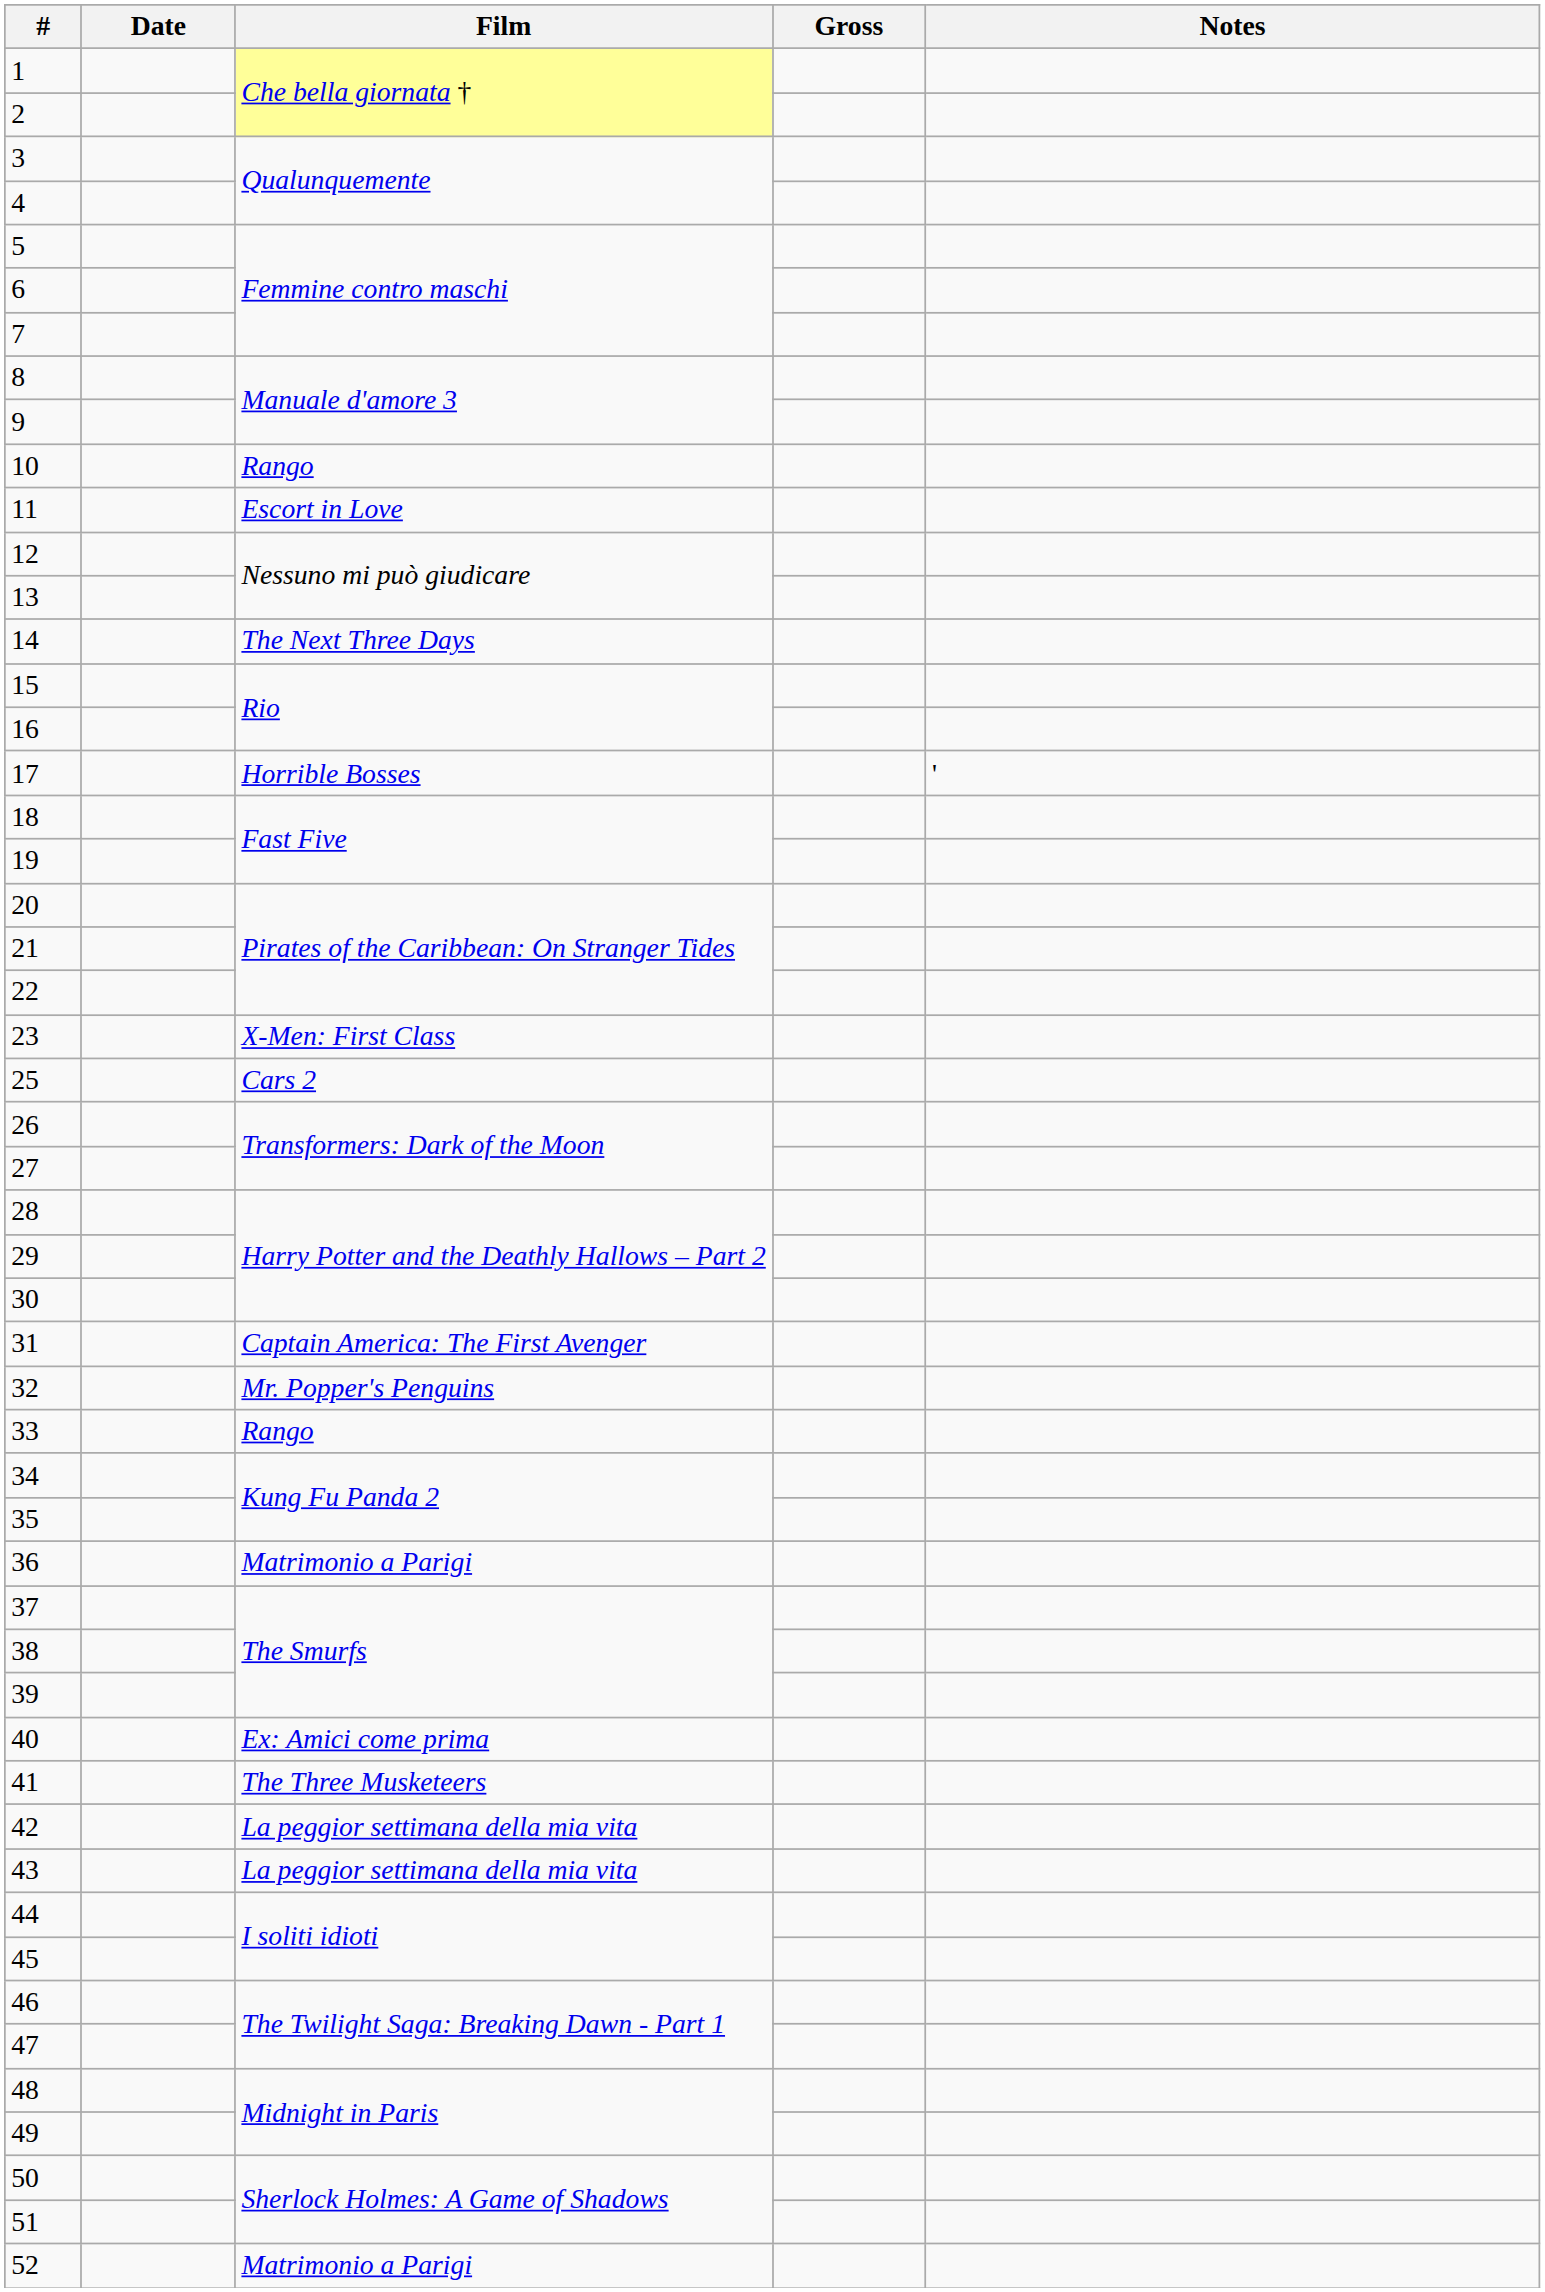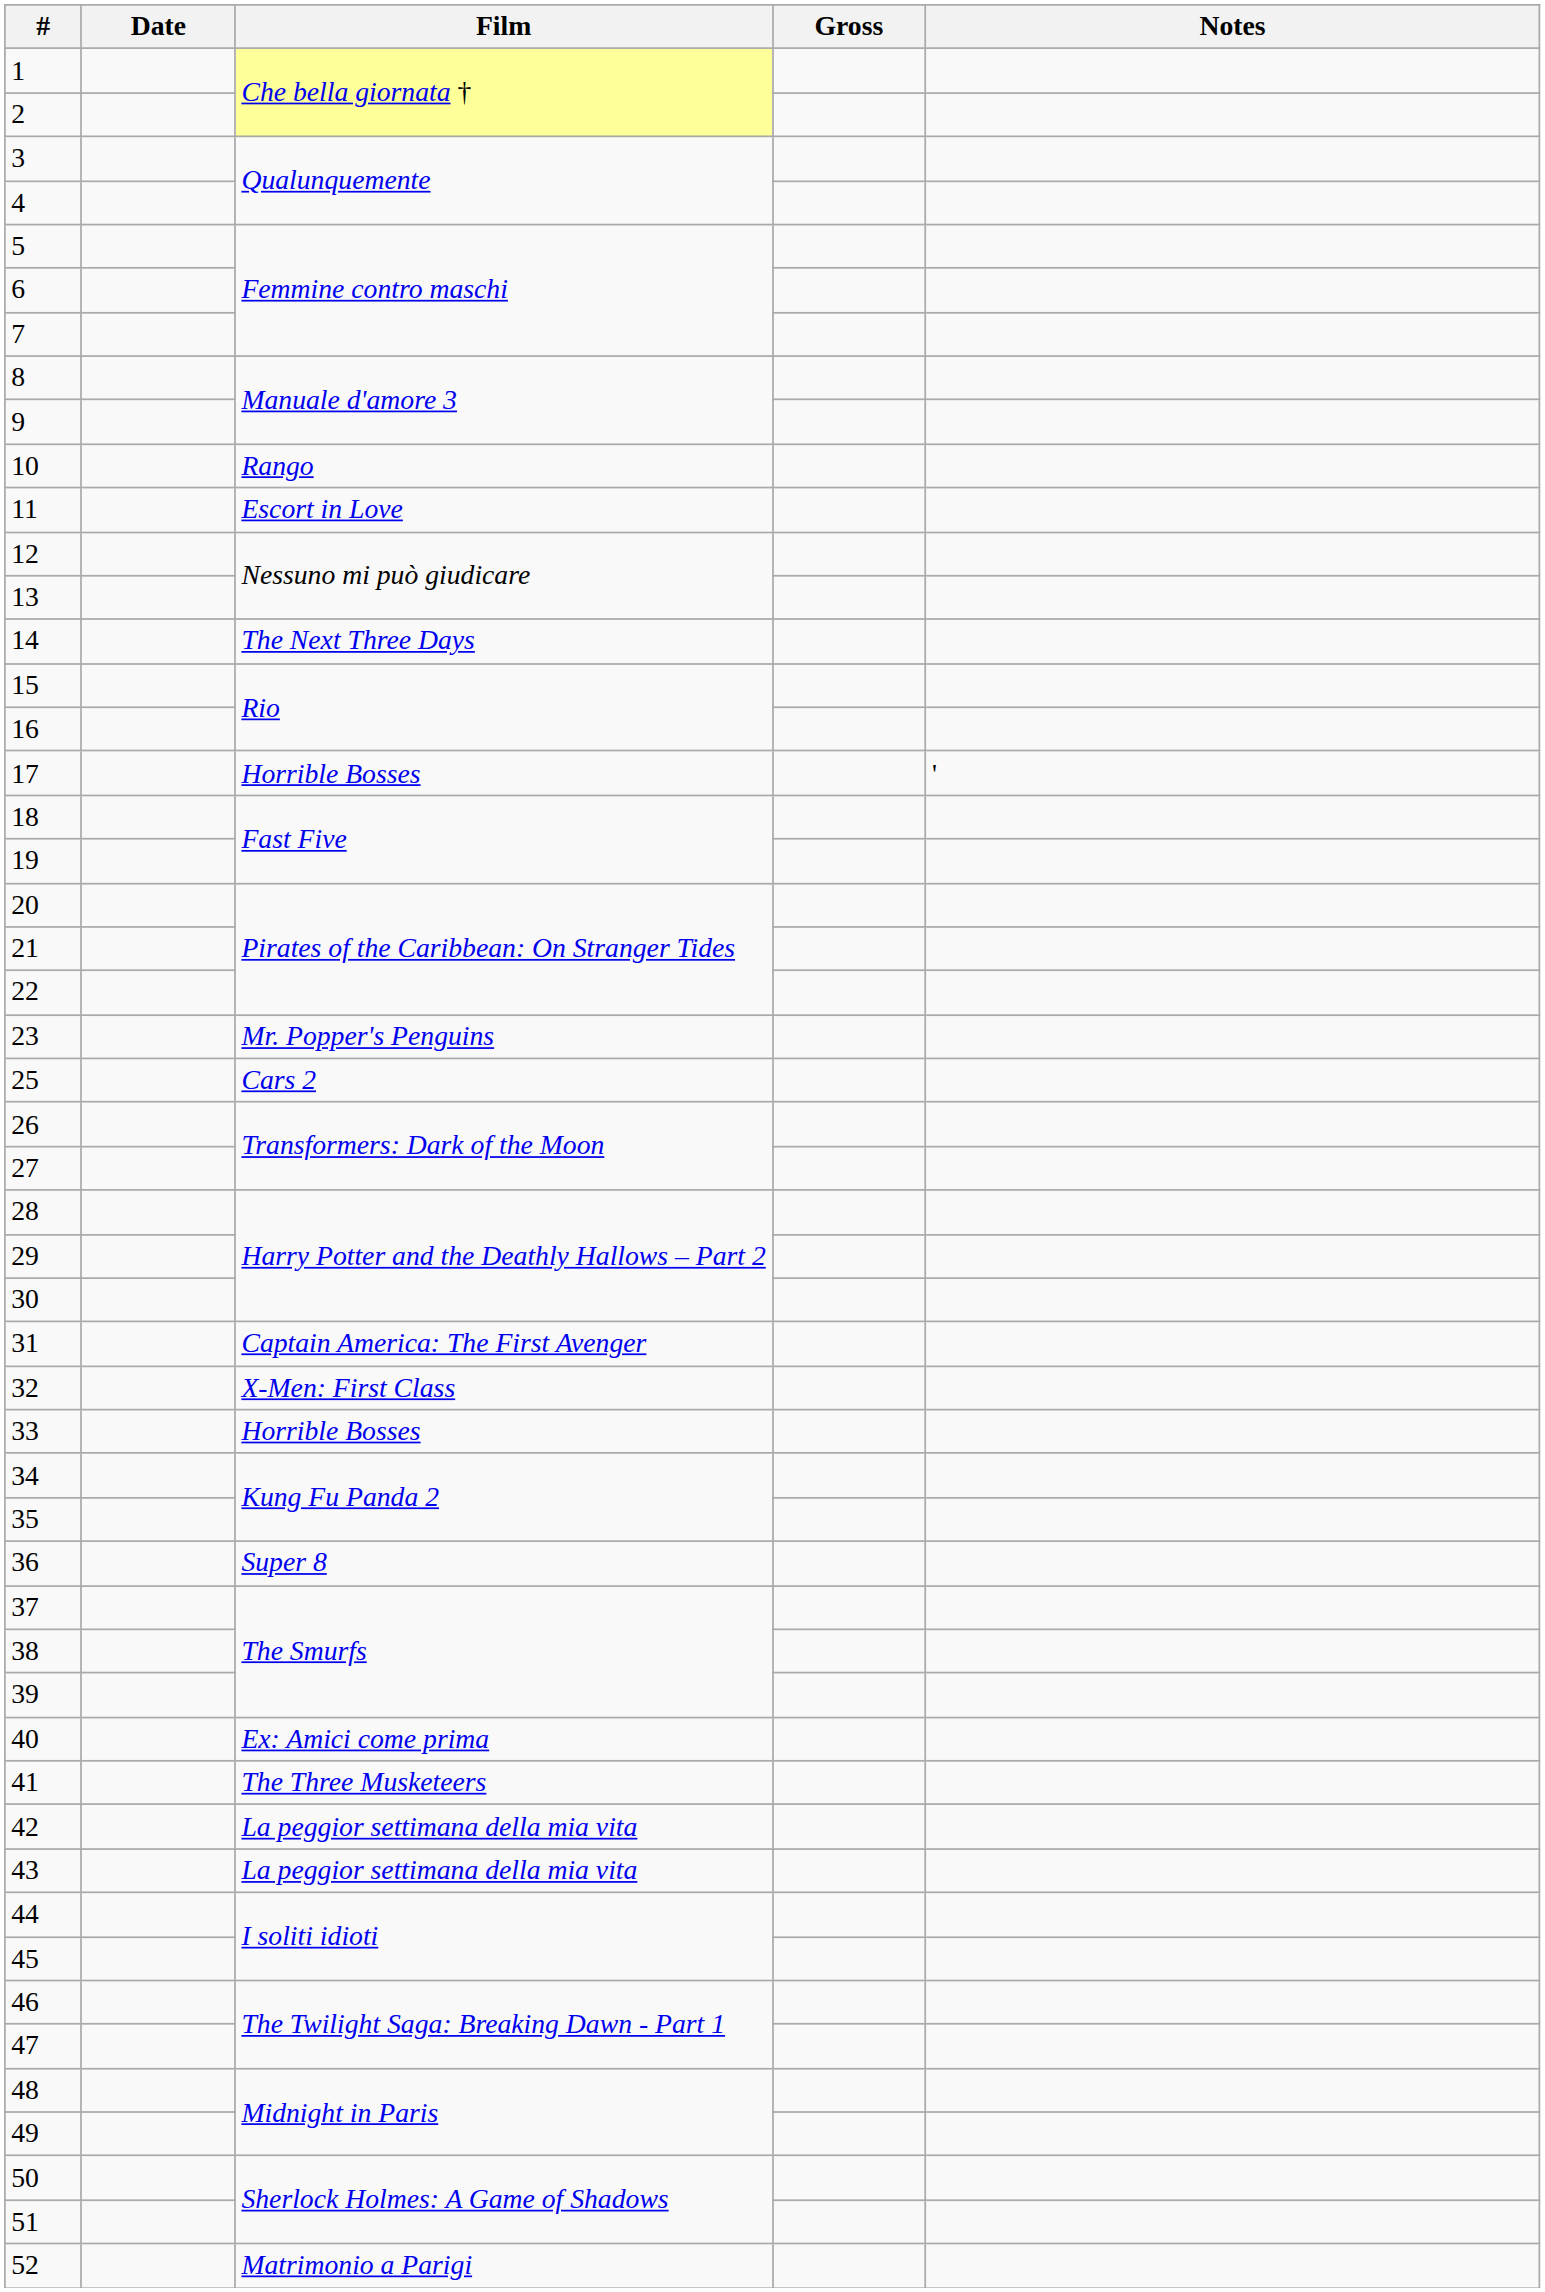(348, 1036) X-Men: First Class -> (368, 1036) Mr. Popper's Penguins
(368, 1387) Mr. Popper's Penguins -> (348, 1387) X-Men: First Class
(278, 1431) Rango -> (331, 1431) Horrible Bosses
(357, 1562) Matrimonio a Parigi -> (284, 1562) Super 8
